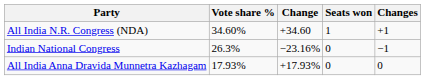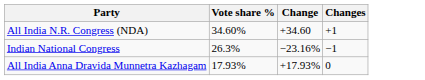- column: (349, 13)
